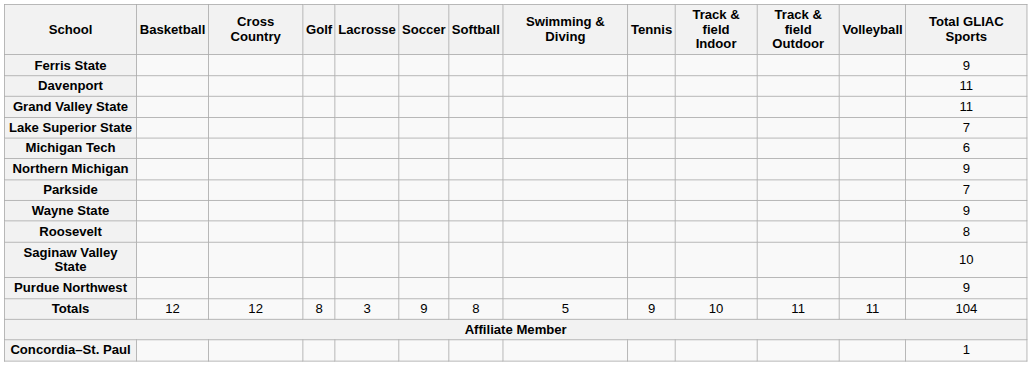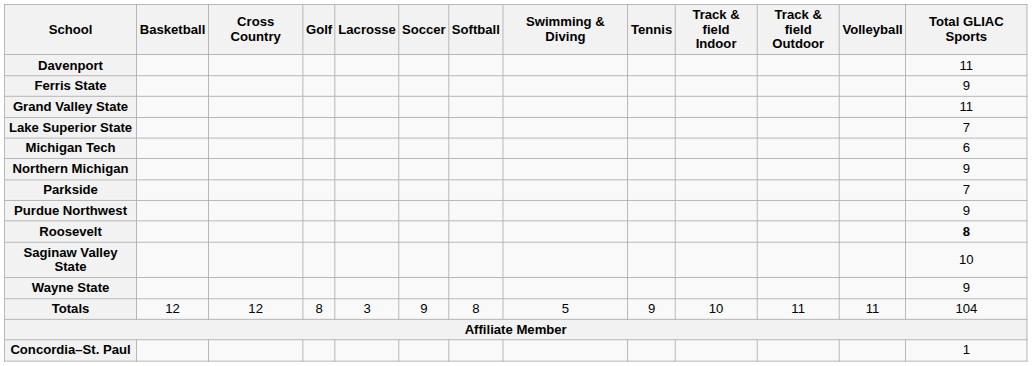rows swapped: (71, 86) <-> (71, 65)
rows swapped: (71, 288) <-> (71, 210)
(966, 231) normal -> (966, 231) bold
